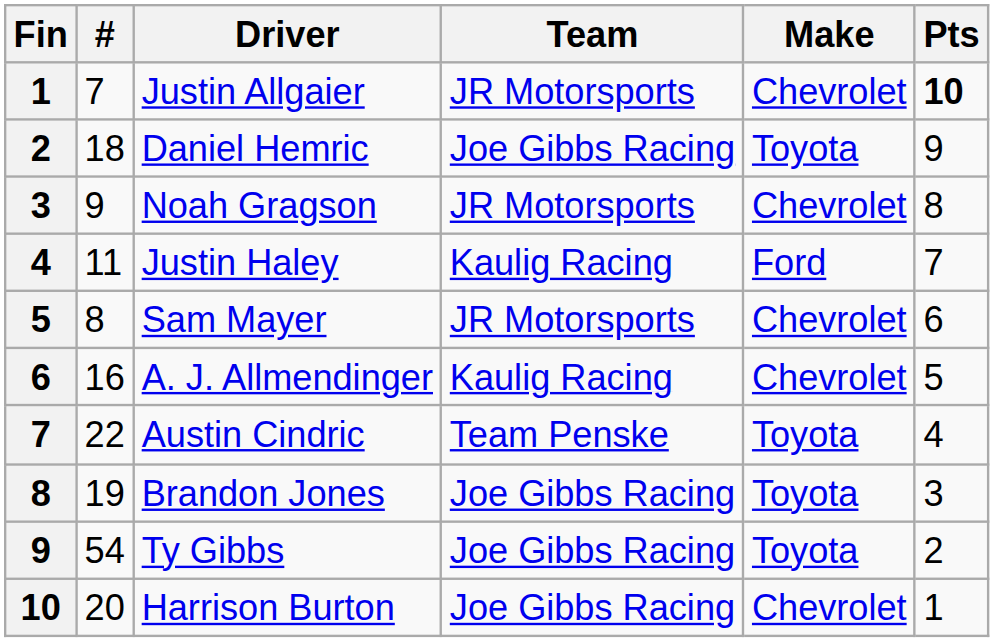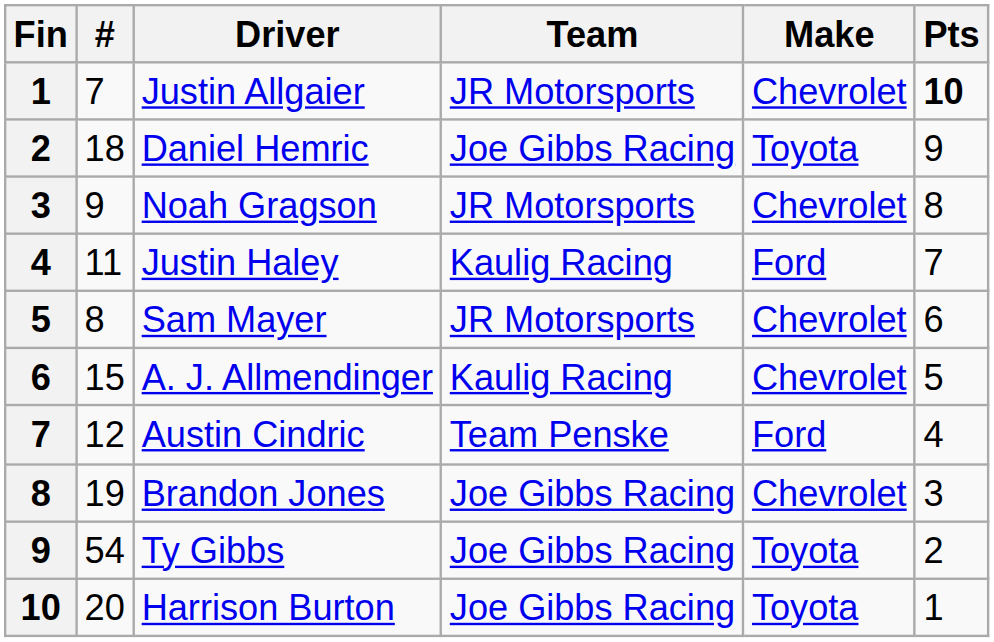(105, 378) 16 -> (105, 378) 15
(105, 435) 22 -> (105, 435) 12
(805, 435) Toyota -> (789, 435) Ford
(805, 492) Toyota -> (829, 492) Chevrolet
(829, 607) Chevrolet -> (805, 607) Toyota
